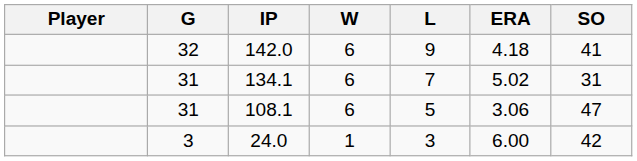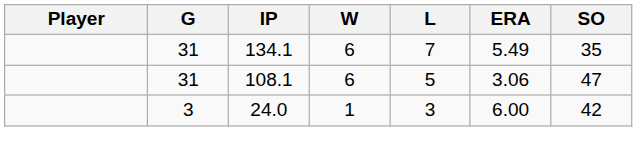- row: (269, 49)
(511, 79) 5.02 -> (511, 49) 5.49
(591, 79) 31 -> (591, 49) 35
